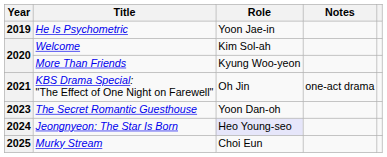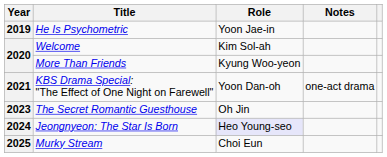(234, 87) Oh Jin -> (249, 87) Yoon Dan-oh
(249, 110) Yoon Dan-oh -> (234, 110) Oh Jin
